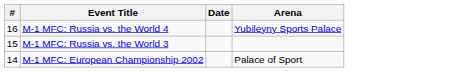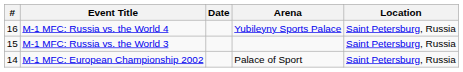+ column: (401, 13)
